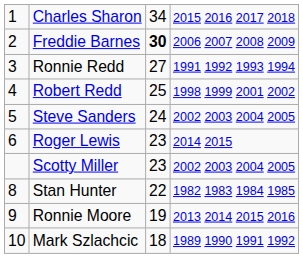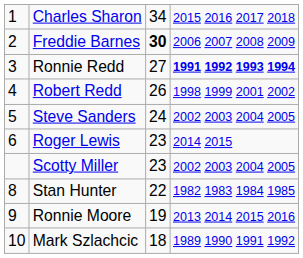(234, 67) normal -> (234, 67) bold
(158, 91) 25 -> (158, 91) 26
